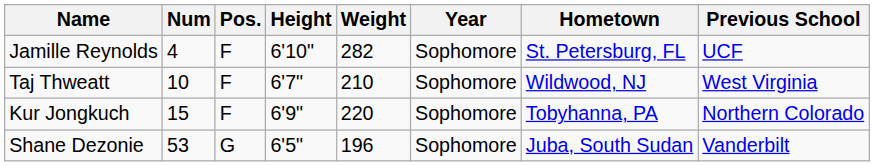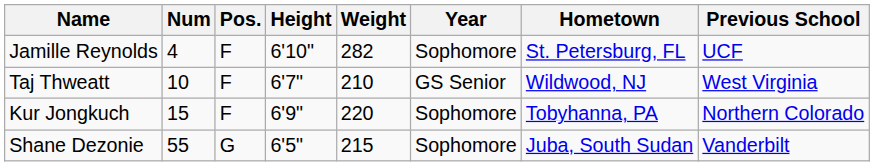(466, 82) Sophomore -> (460, 82) GS Senior
(178, 144) 53 -> (178, 144) 55
(357, 144) 196 -> (357, 144) 215
